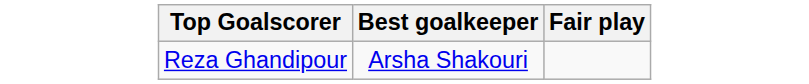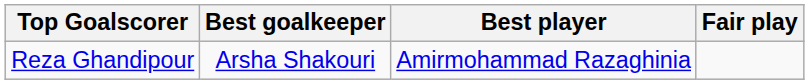+ column: (544, 23)
